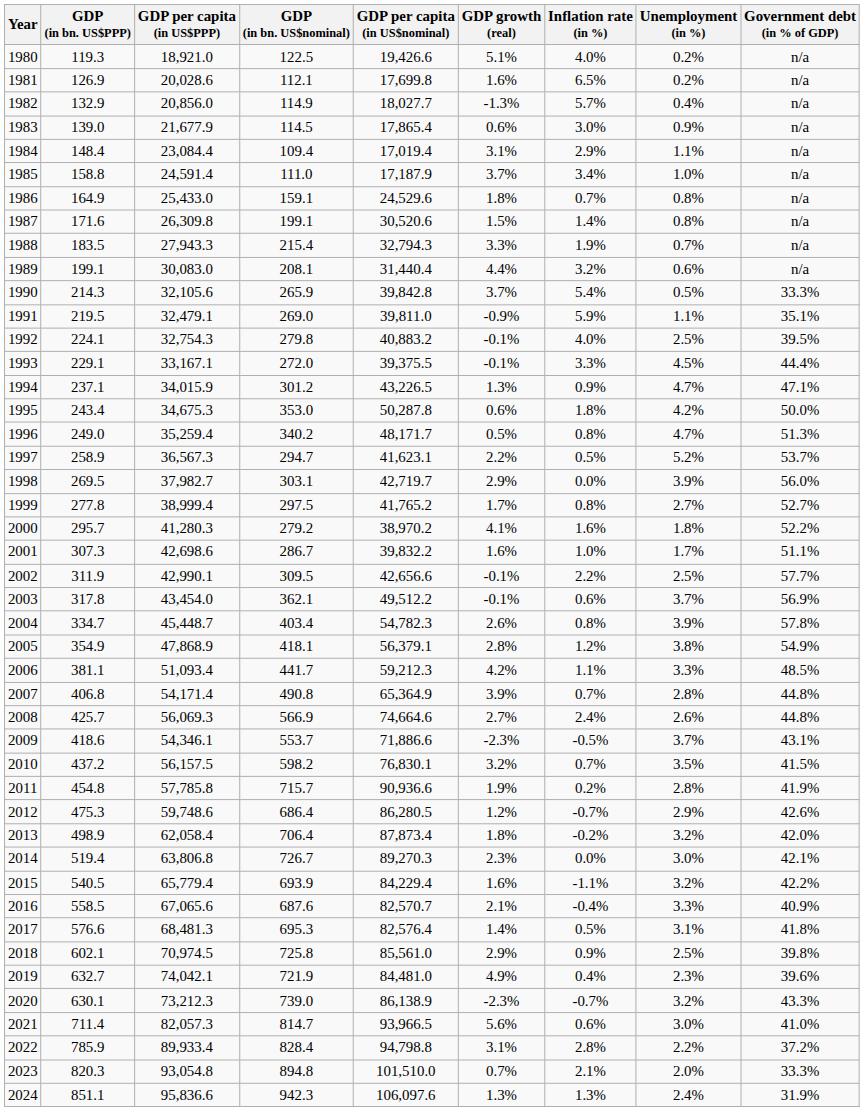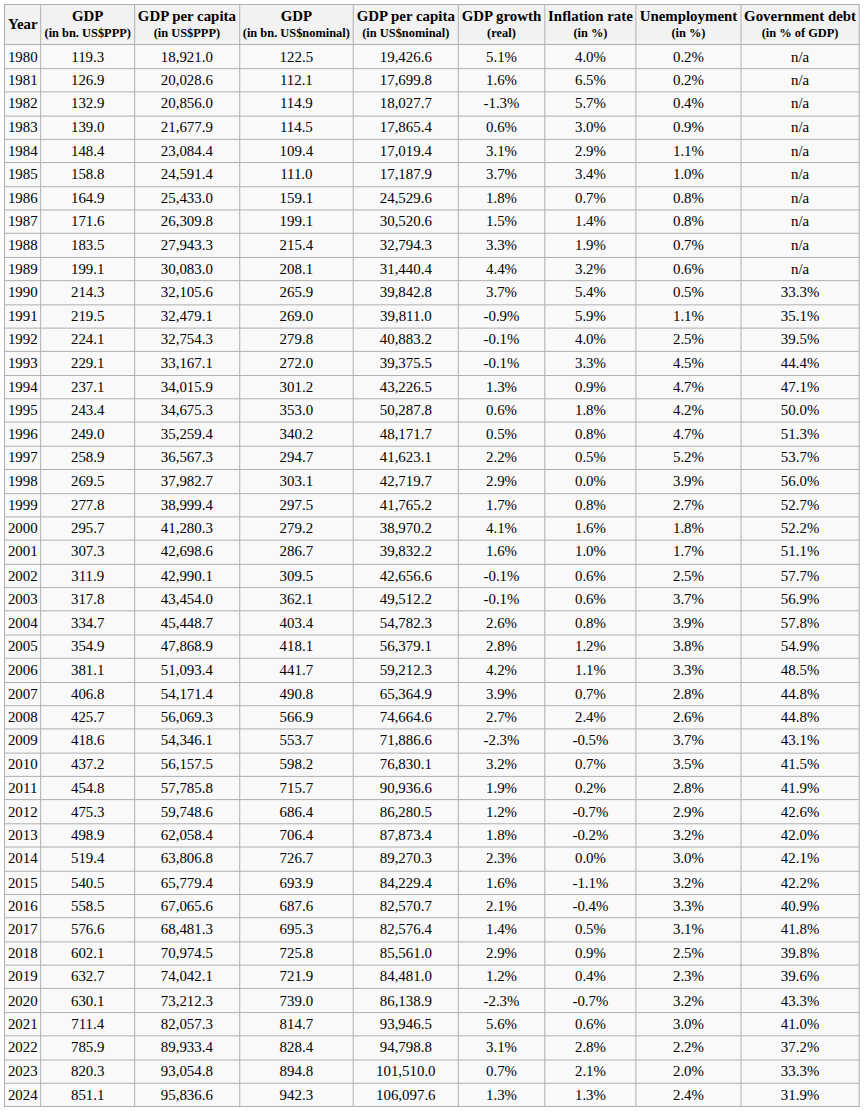(590, 575) 2.2% -> (590, 575) 0.6%
(501, 976) 4.9% -> (501, 976) 1.2%
(406, 1024) 93,966.5 -> (406, 1024) 93,946.5
